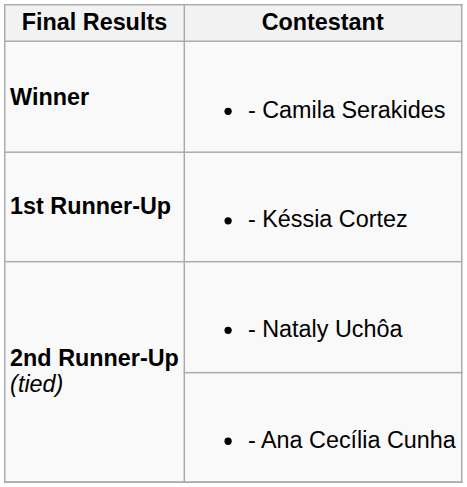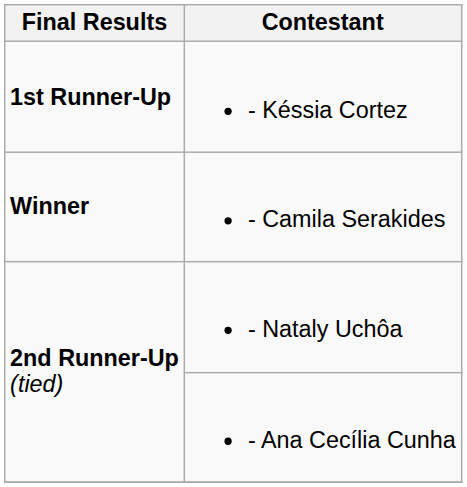rows swapped: (323, 110) <-> (323, 220)
